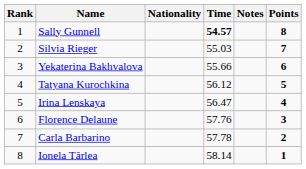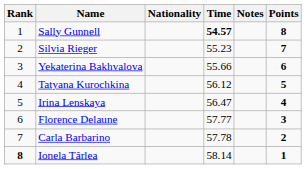(219, 48) 55.03 -> (219, 48) 55.23
(219, 119) 57.76 -> (219, 119) 57.77
(20, 155) normal -> (20, 155) bold
